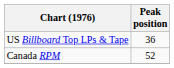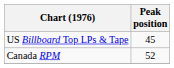(150, 39) 36 -> (150, 39) 45
